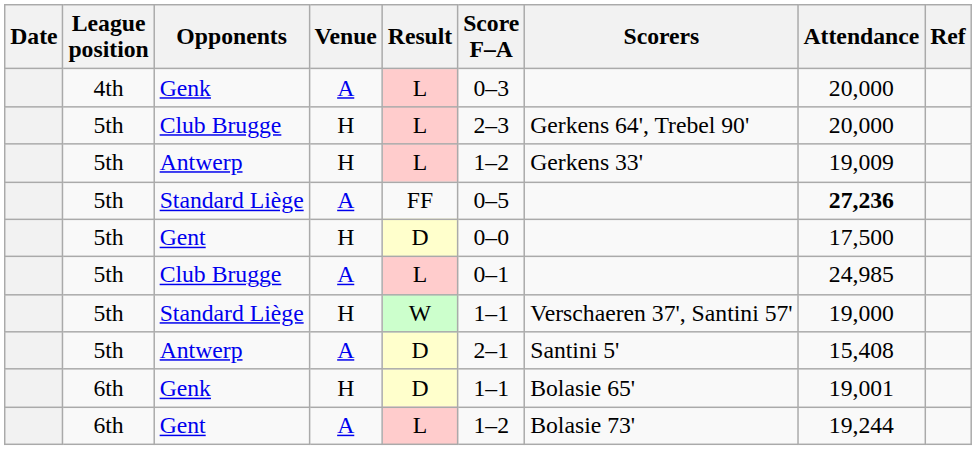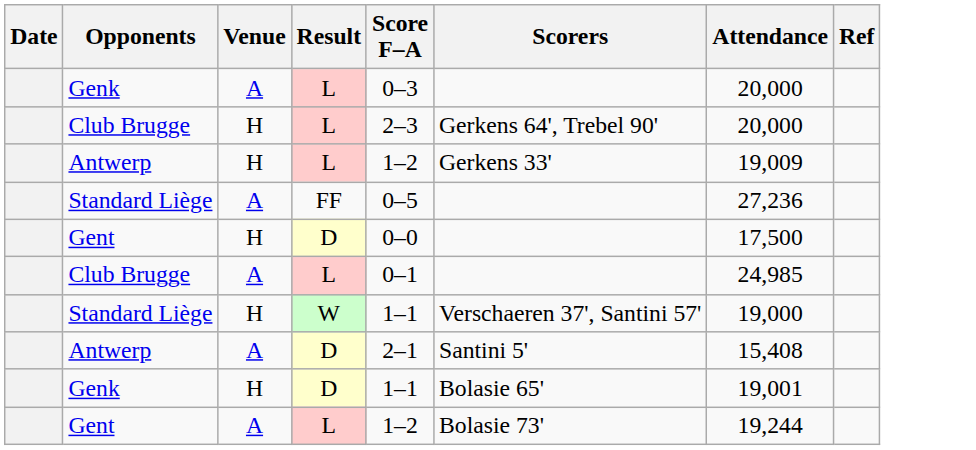- column: (109, 36)
(861, 200) bold -> (770, 200) normal
